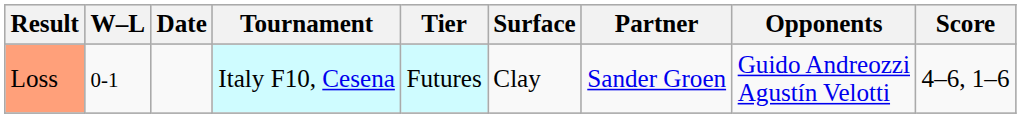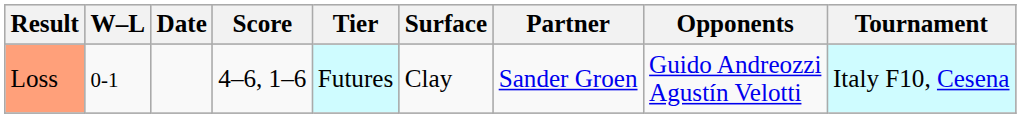columns swapped: (307, 24) <-> (966, 24)
